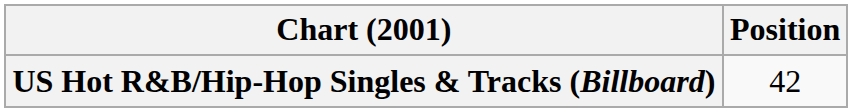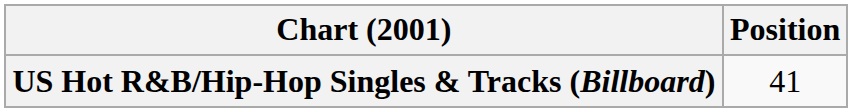(785, 80) 42 -> (785, 80) 41
